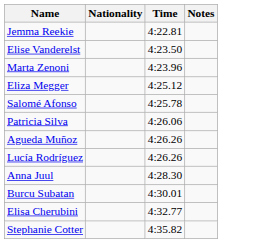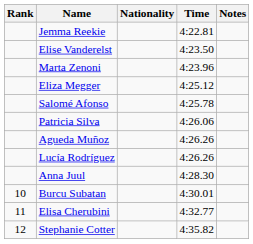+ column: (20, 13)
